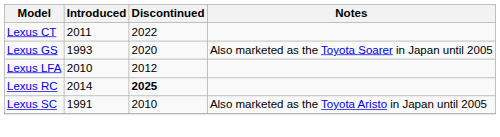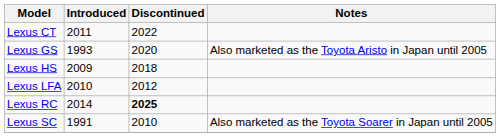(351, 50) Also marketed as the Toyota Soarer in Japan until 2005 -> (348, 50) Also marketed as the Toyota Aristo in Japan until 2005
+ row: (32, 68)
(348, 104) Also marketed as the Toyota Aristo in Japan until 2005 -> (351, 123) Also marketed as the Toyota Soarer in Japan until 2005
